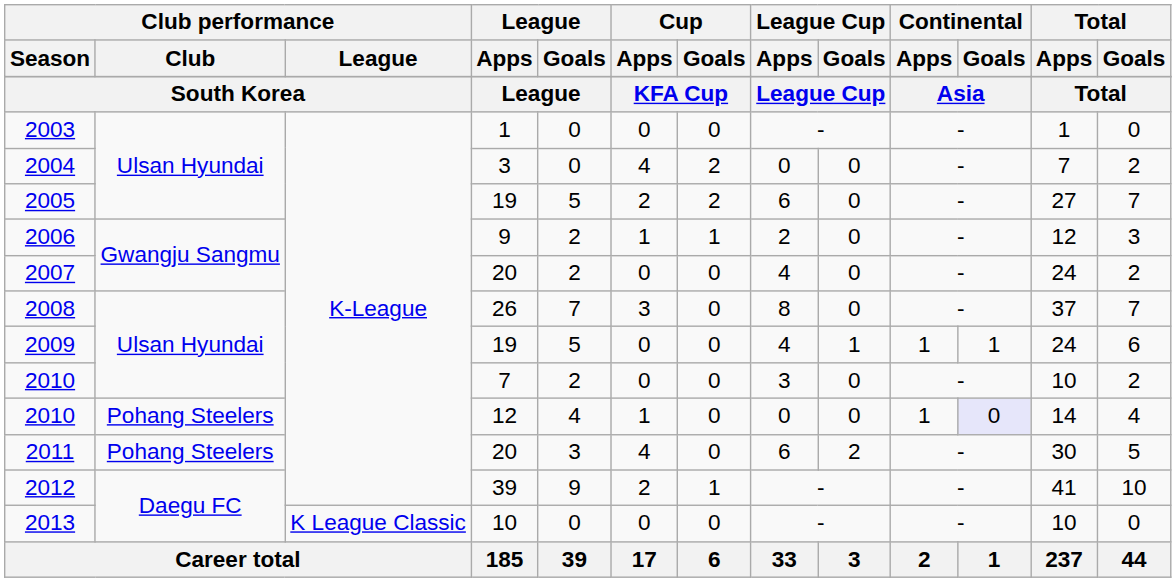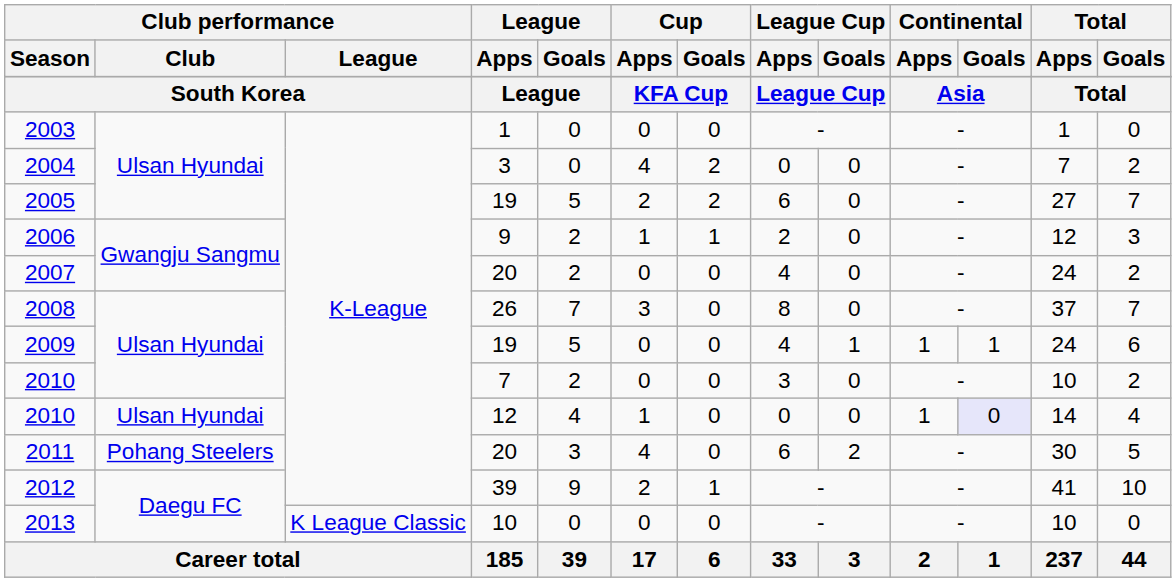(190, 415) Pohang Steelers -> (190, 415) Ulsan Hyundai
